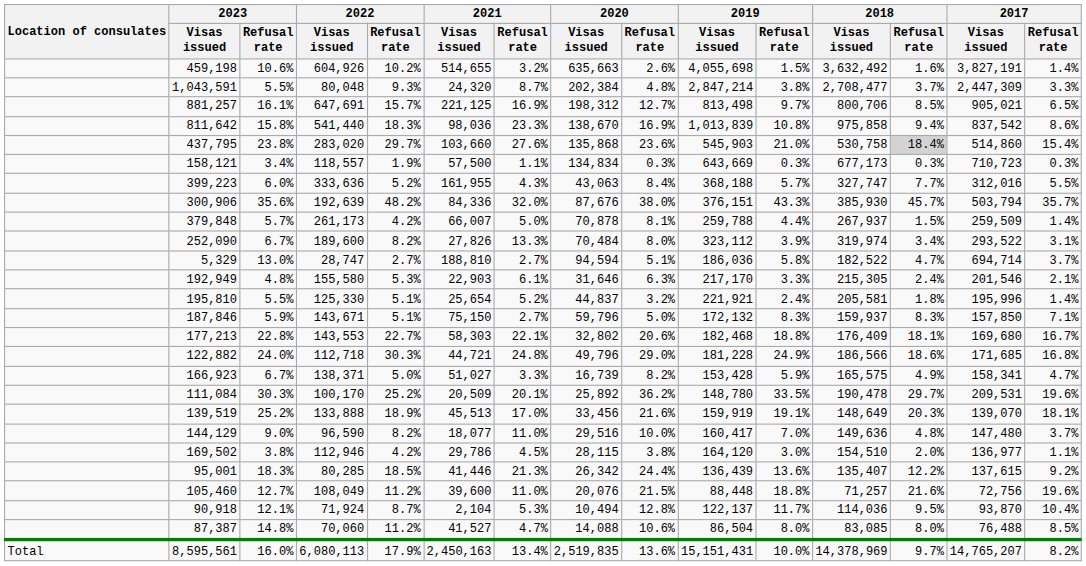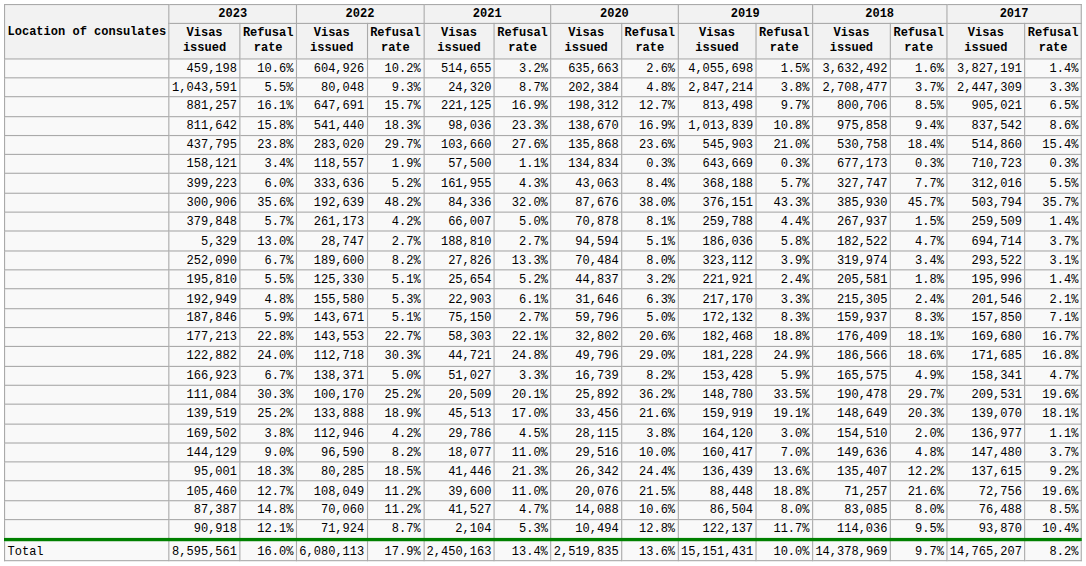(926, 145) lightgrey background -> (926, 145) no background
rows swapped: (212, 241) <-> (219, 260)
rows swapped: (212, 279) <-> (212, 299)
rows swapped: (212, 452) <-> (212, 433)
rows swapped: (215, 510) <-> (215, 529)
